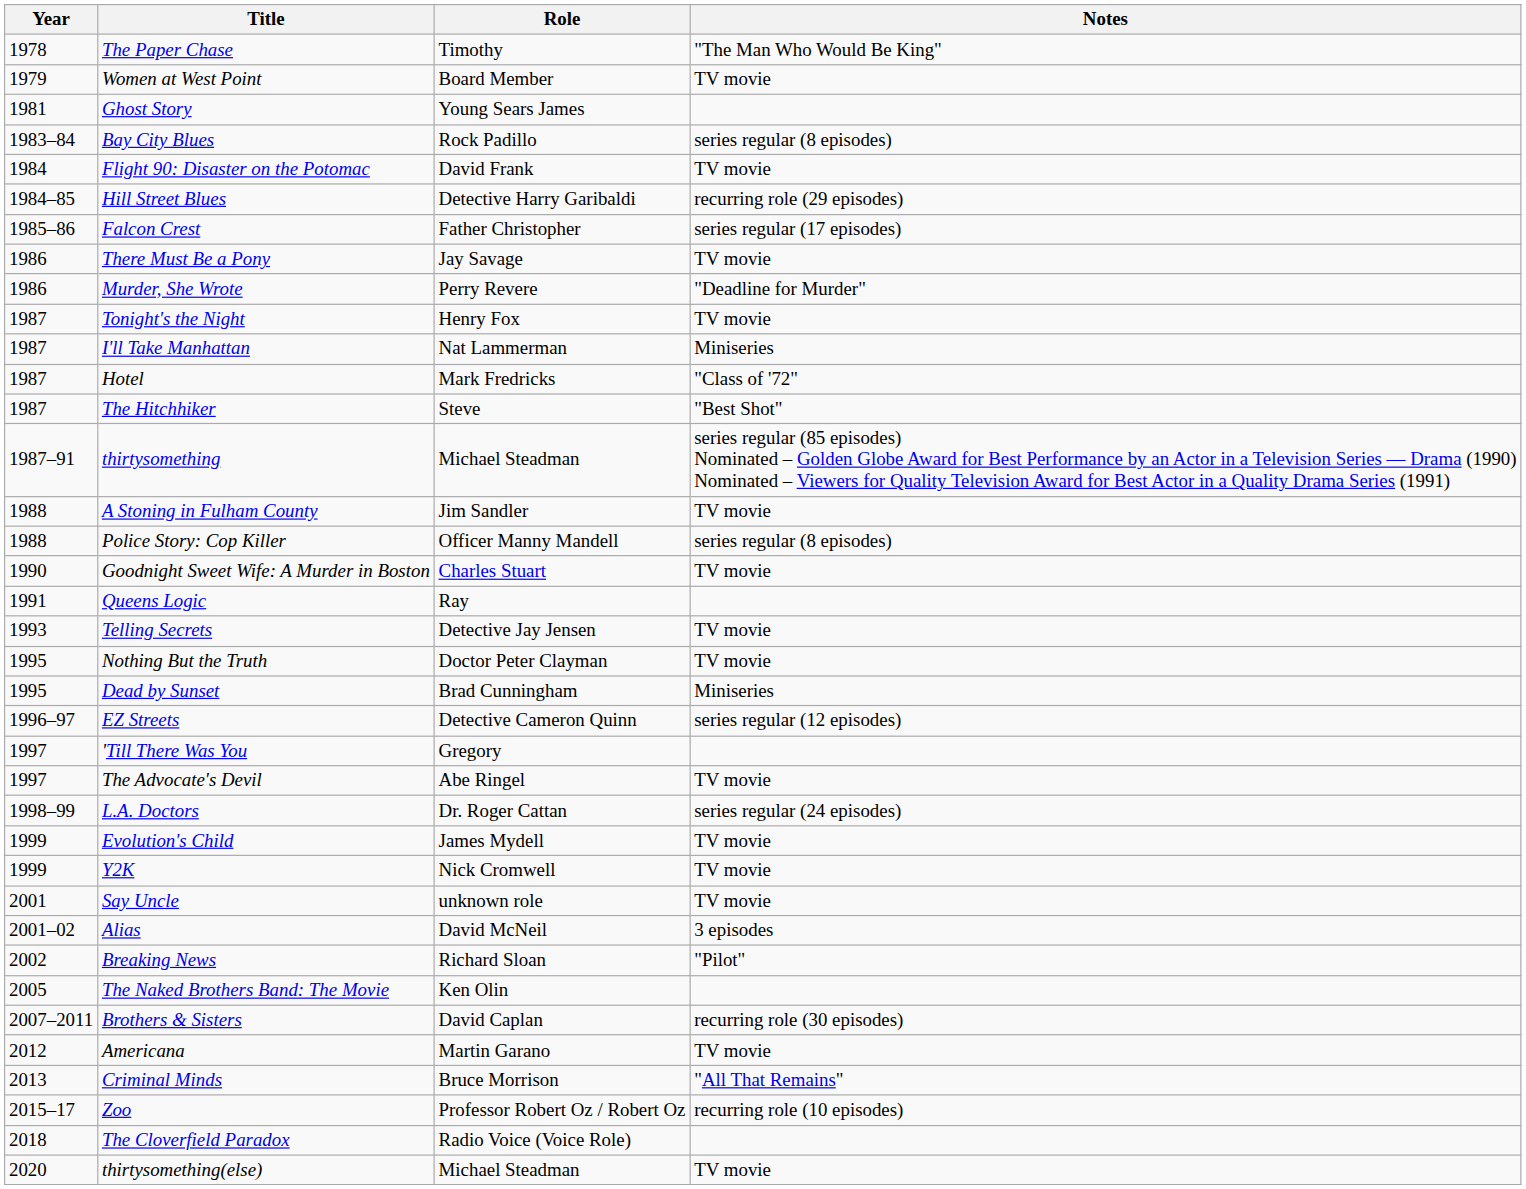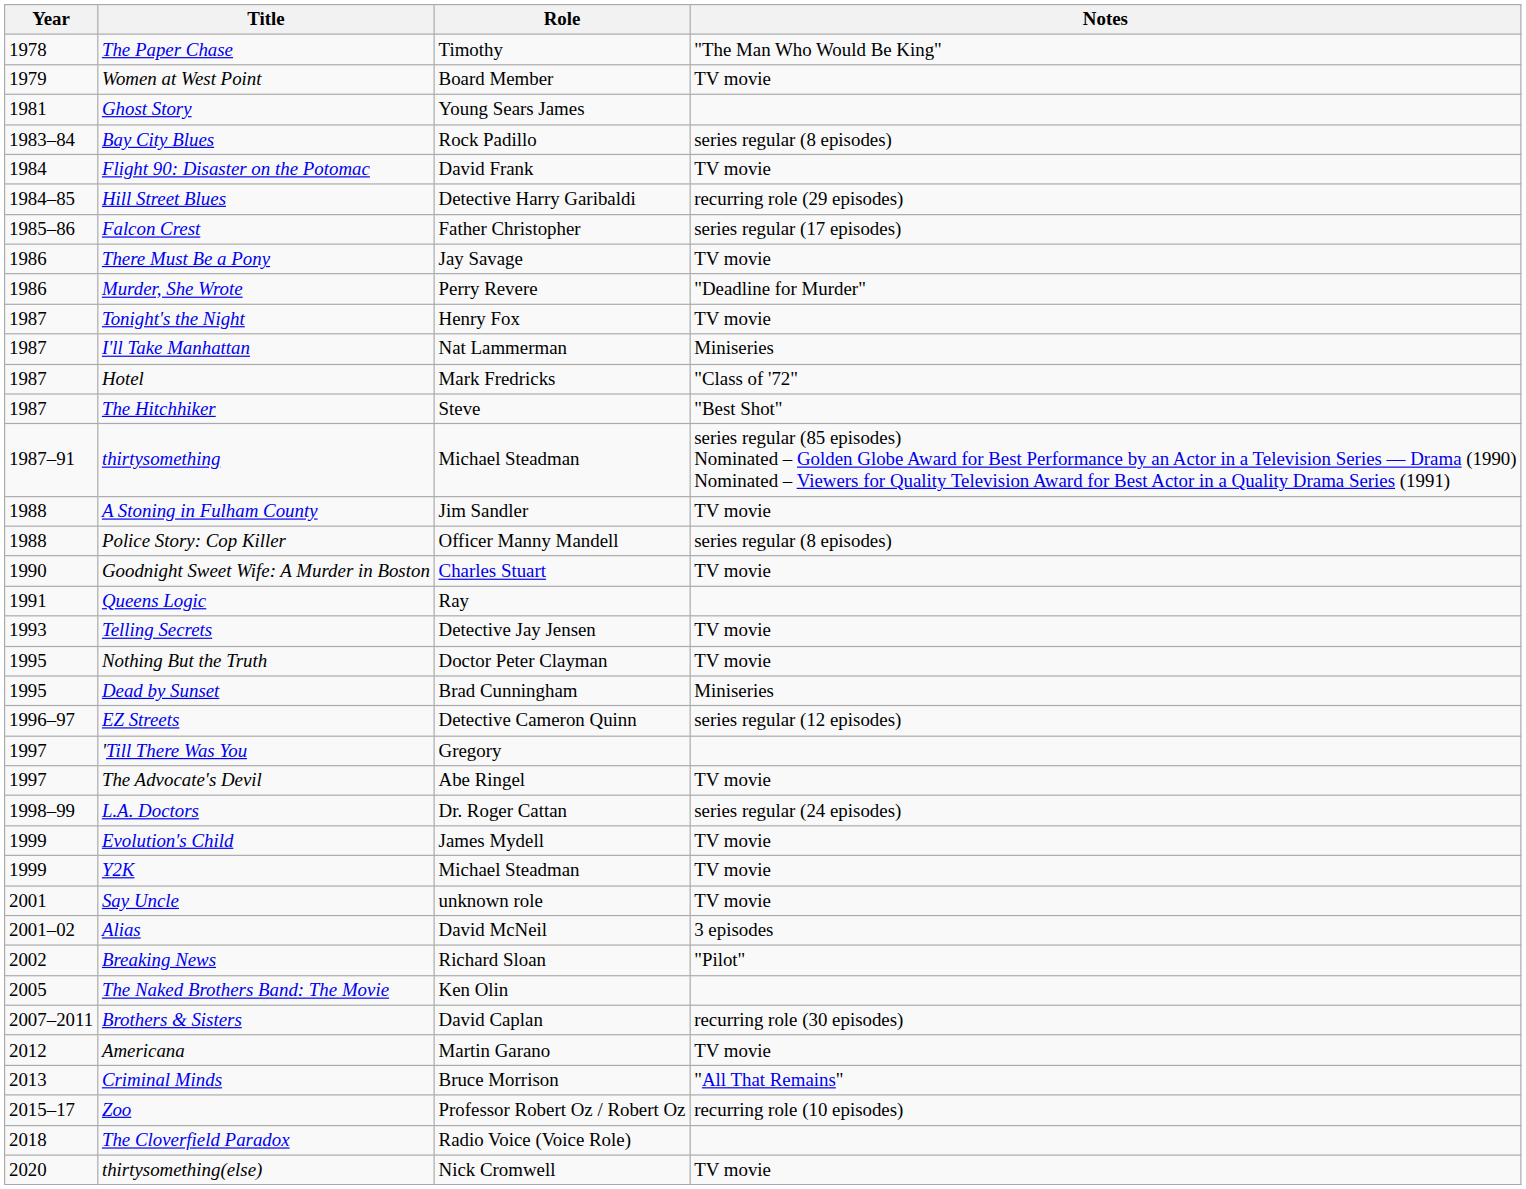(497, 870) Nick Cromwell -> (509, 870) Michael Steadman
(509, 1169) Michael Steadman -> (497, 1169) Nick Cromwell
